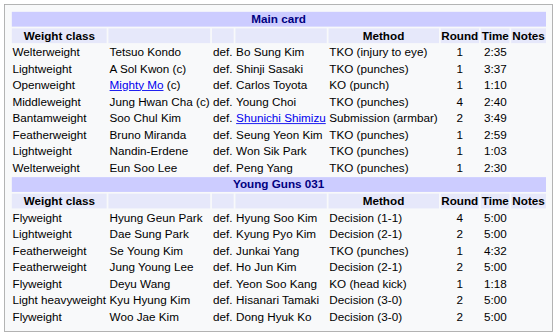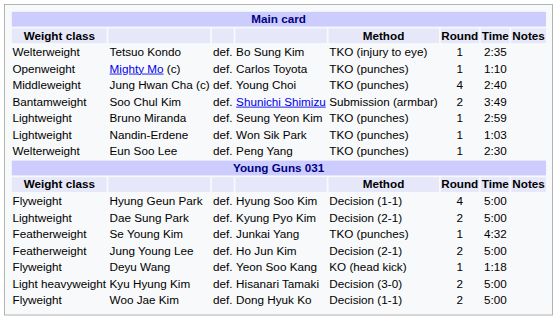- row: (148, 69)
(359, 85) KO (punch) -> (369, 69) TKO (punches)
(50, 135) Featherweight -> (42, 118) Lightweight
(366, 317) Decision (3-0) -> (366, 300) Decision (1-1)
